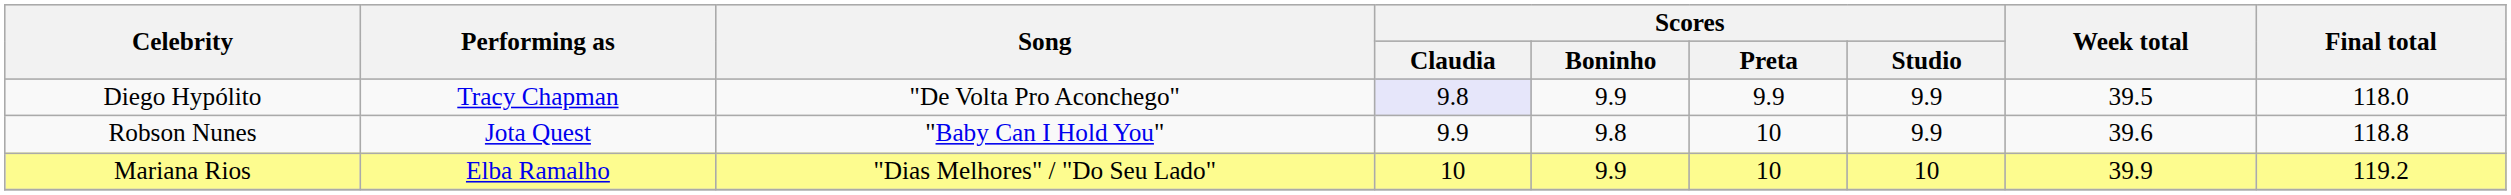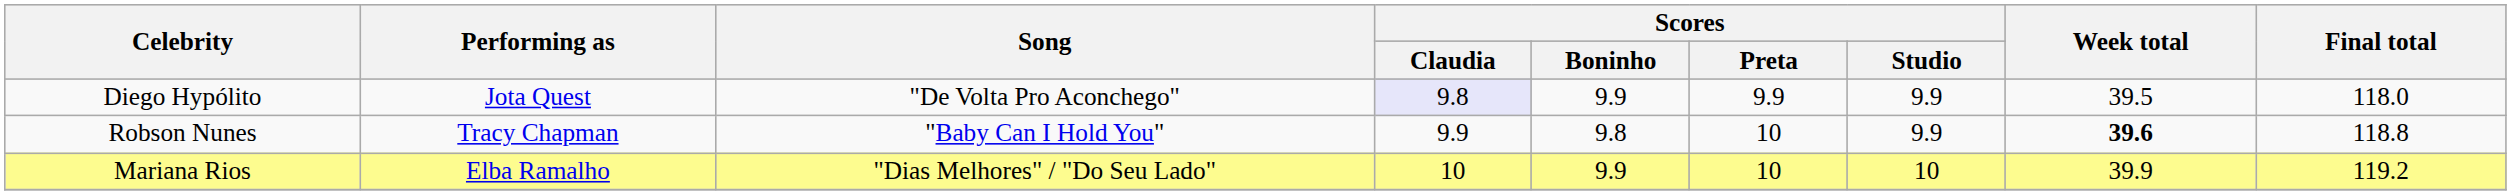(538, 96) Tracy Chapman -> (538, 96) Jota Quest
(538, 133) Jota Quest -> (538, 133) Tracy Chapman
(2131, 133) normal -> (2131, 133) bold
